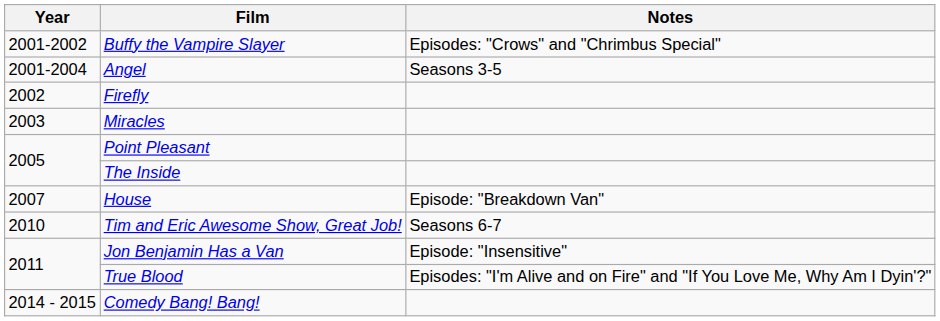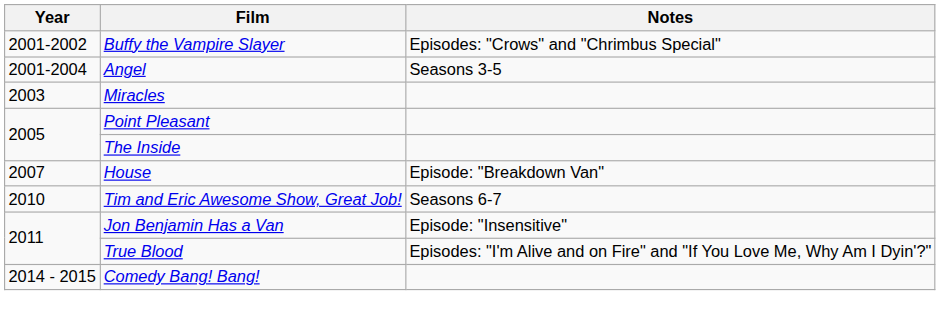- row: (126, 96)
